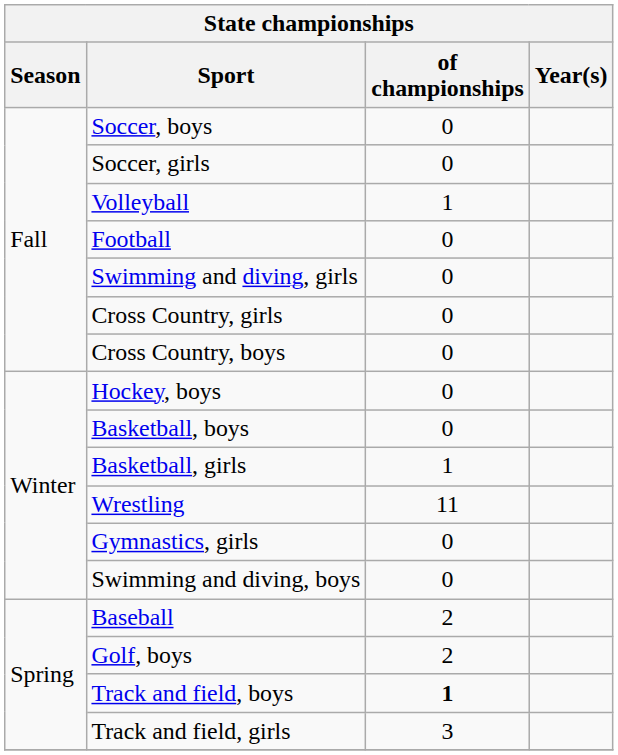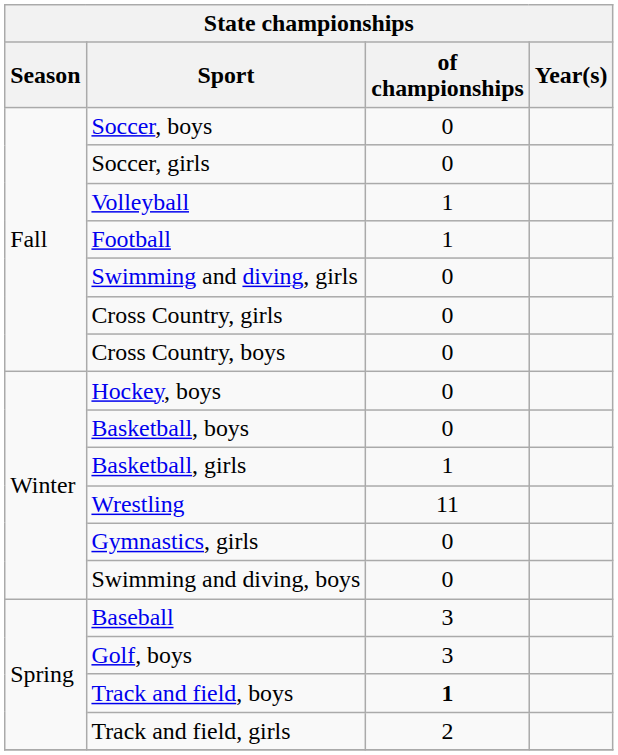(447, 239) 0 -> (447, 239) 1
(447, 617) 2 -> (447, 617) 3
(447, 655) 2 -> (447, 655) 3
(447, 730) 3 -> (447, 730) 2
